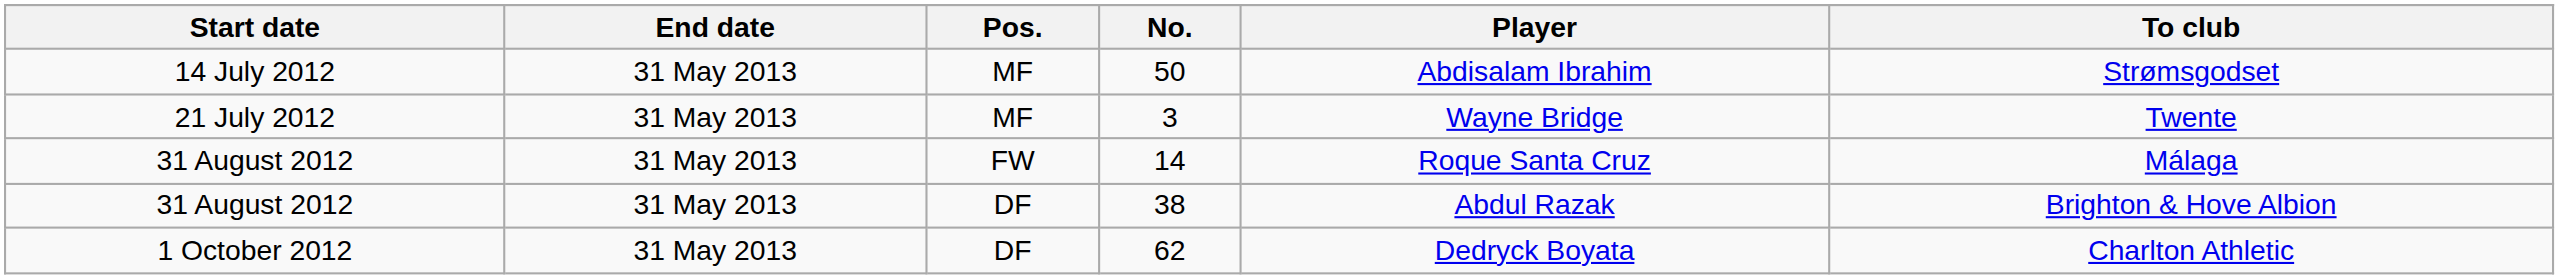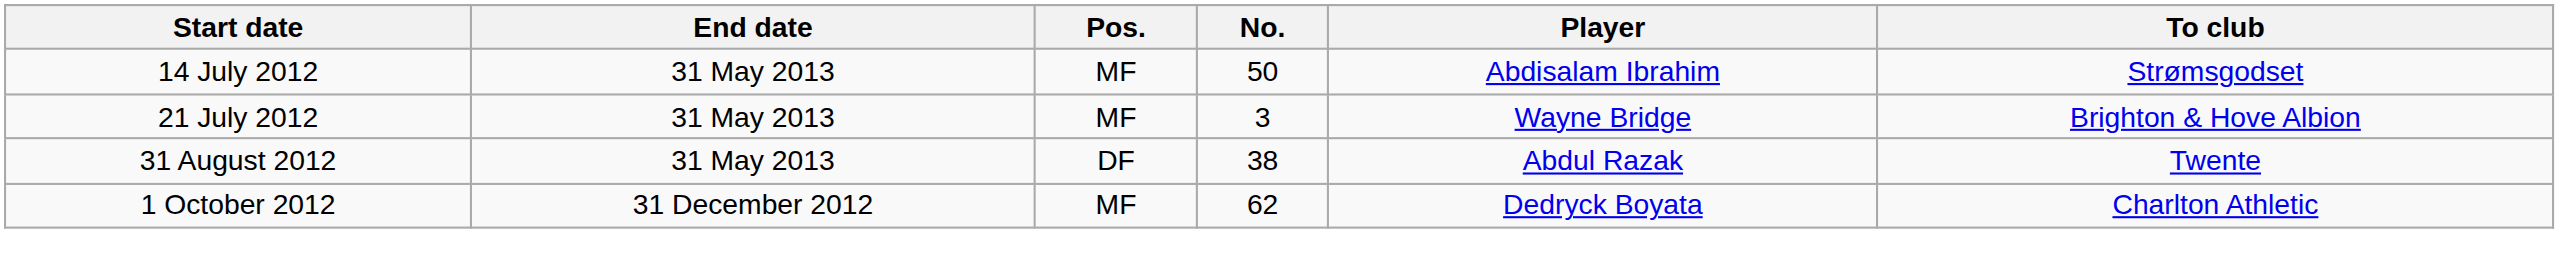(2191, 116) Twente -> (2215, 116) Brighton & Hove Albion
- row: (1170, 161)
(2191, 205) Brighton & Hove Albion -> (2215, 161) Twente
(715, 250) 31 May 2013 -> (753, 205) 31 December 2012
(1013, 250) DF -> (1116, 205) MF
